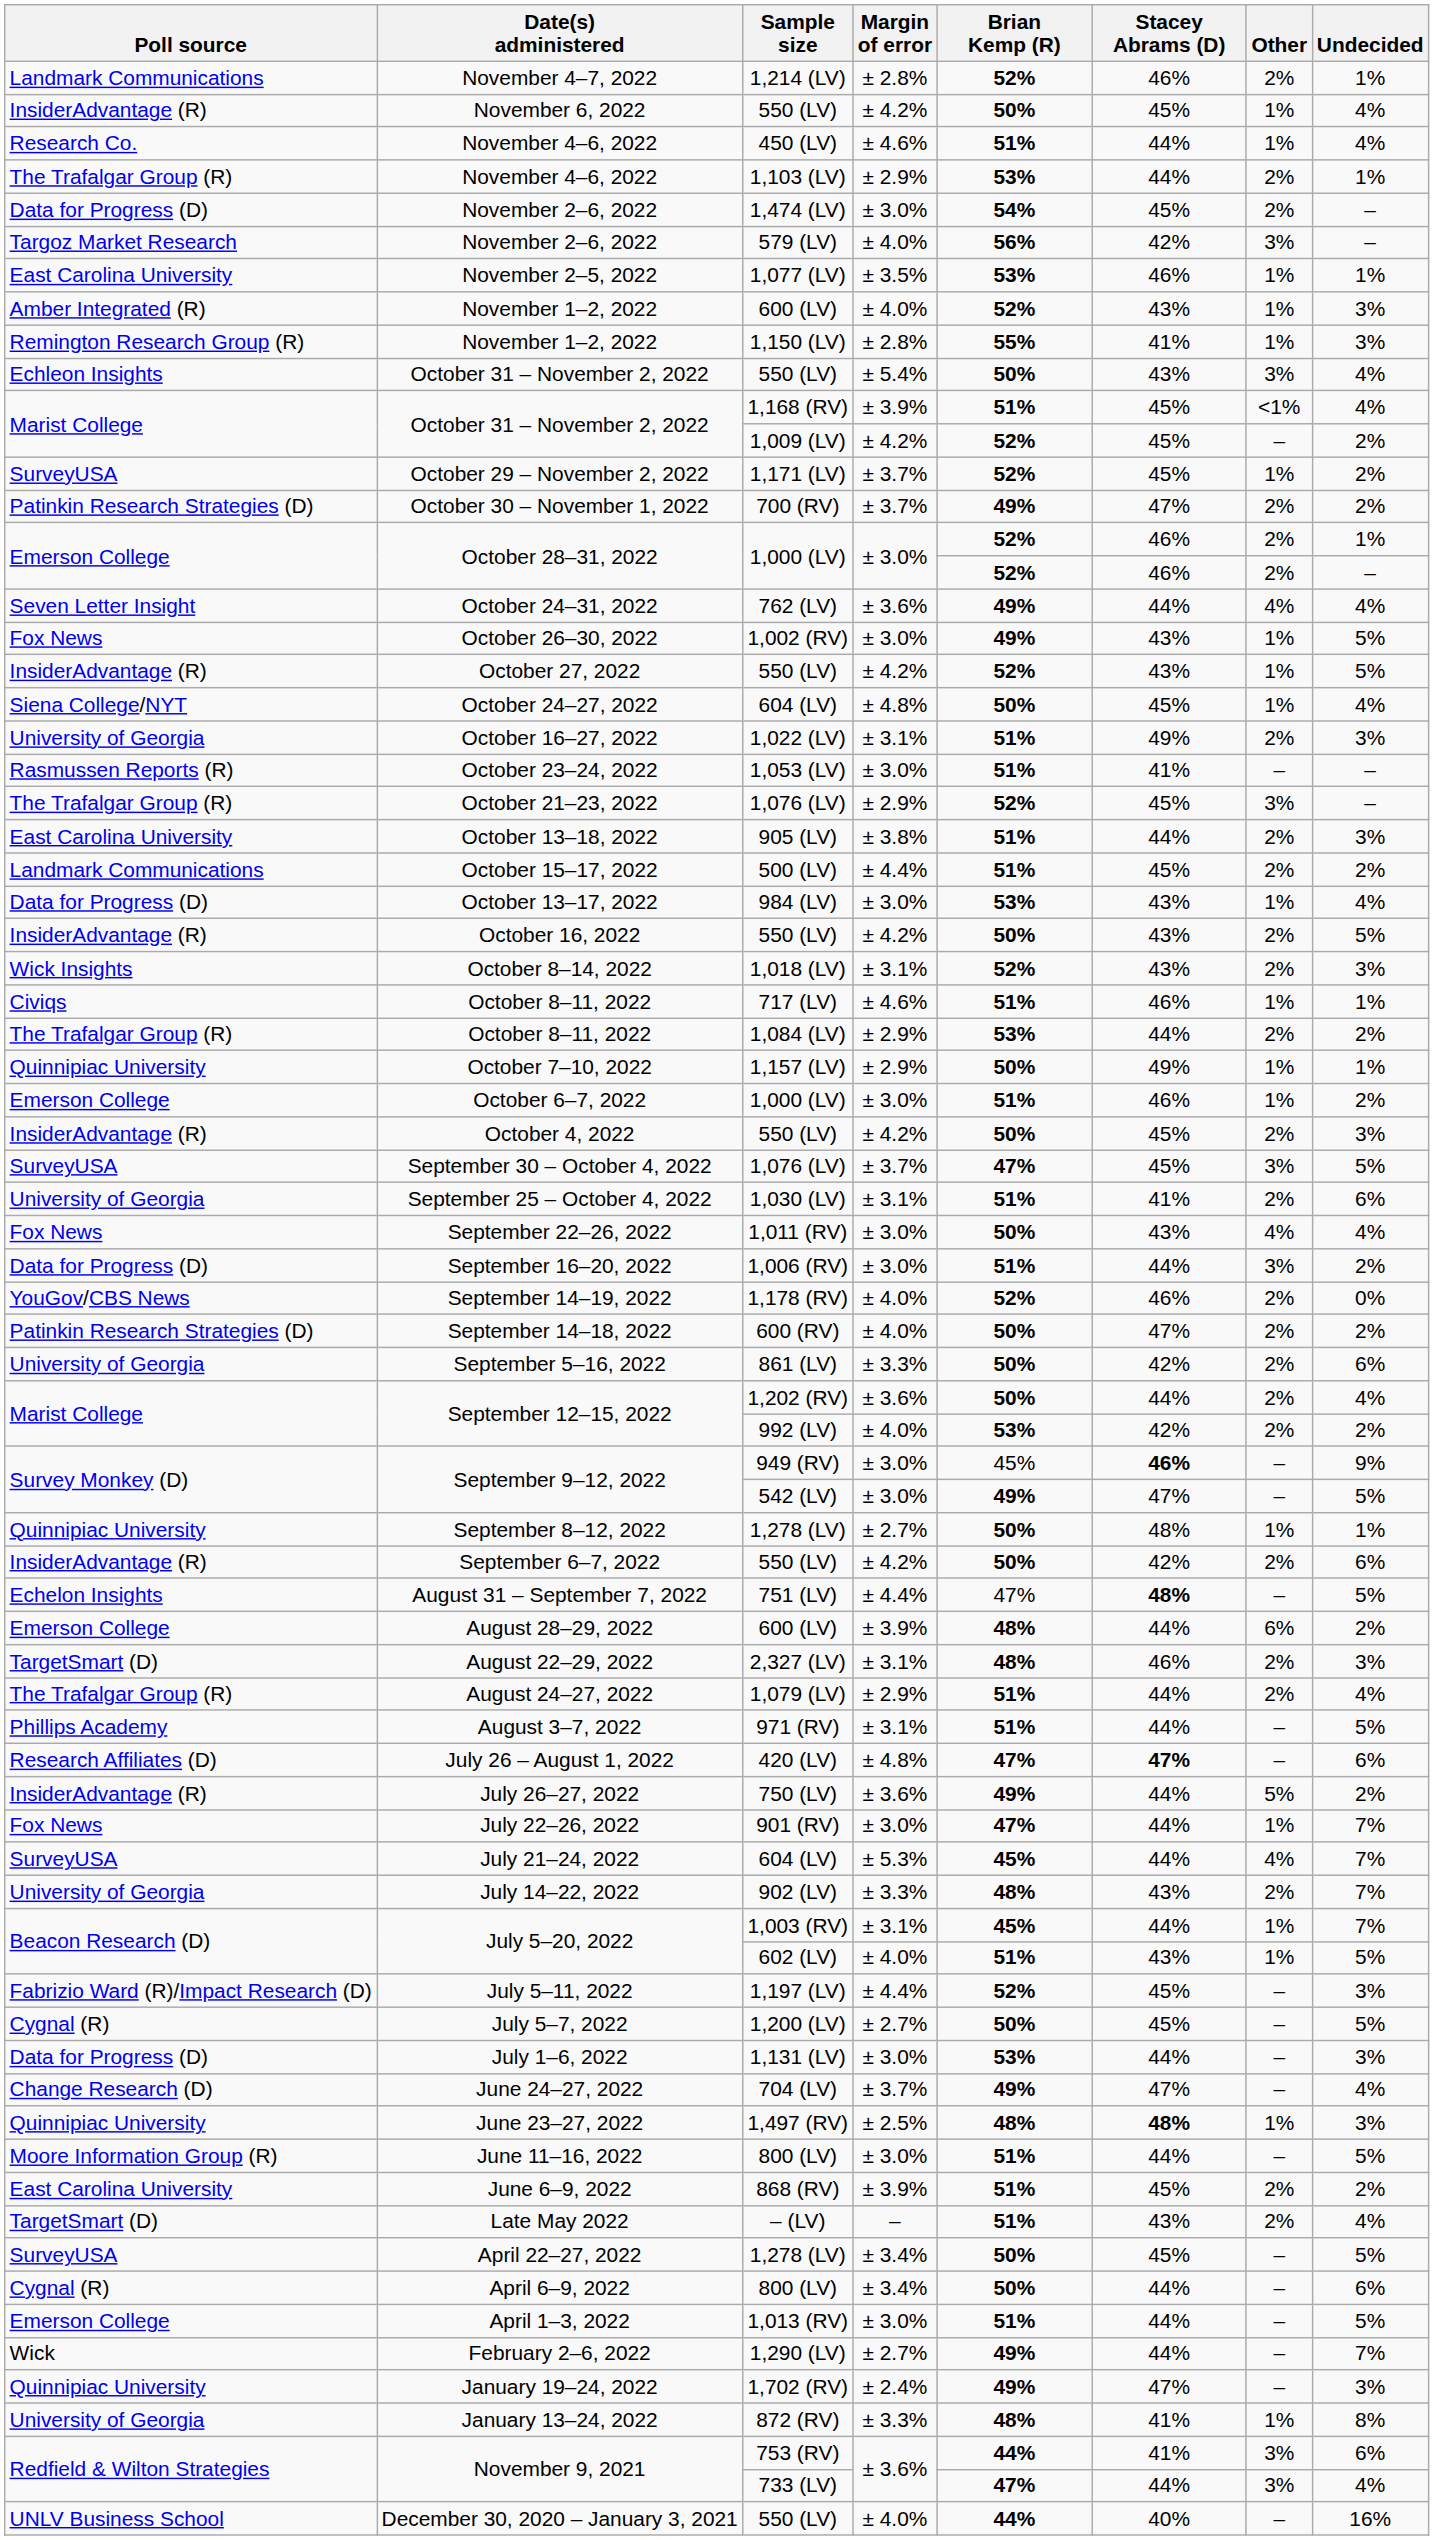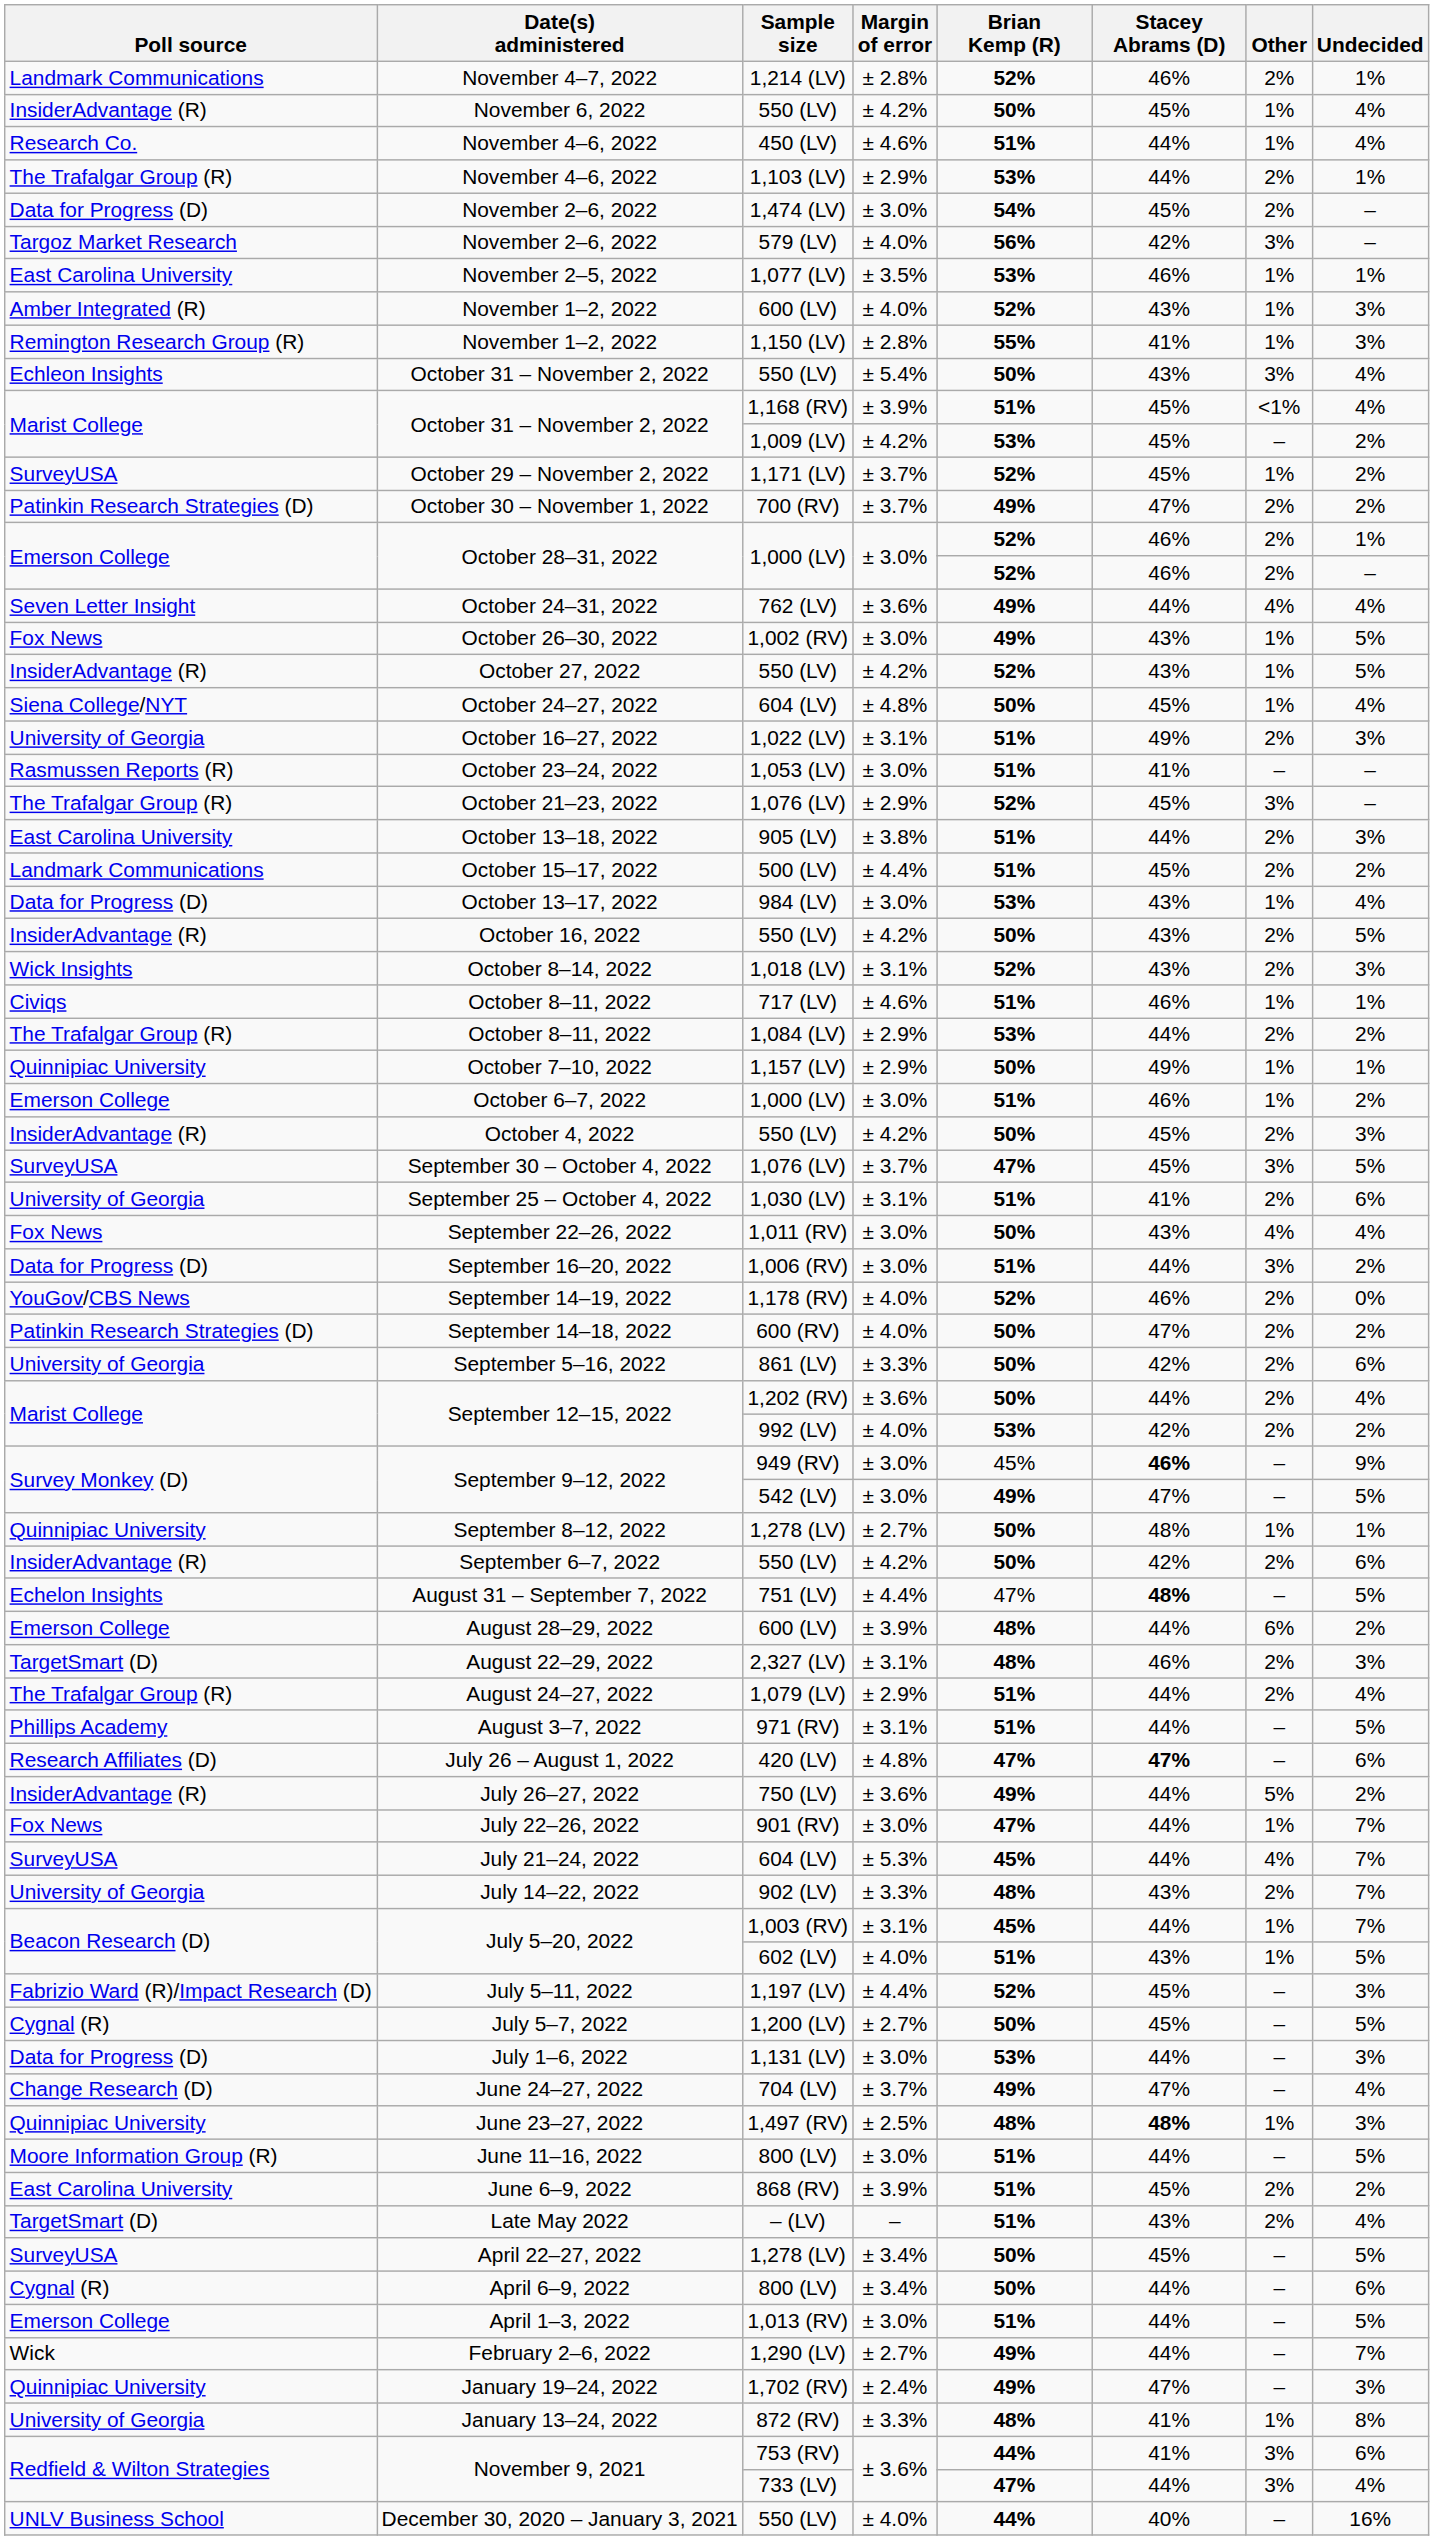(1014, 441) 52% -> (1014, 441) 53%
